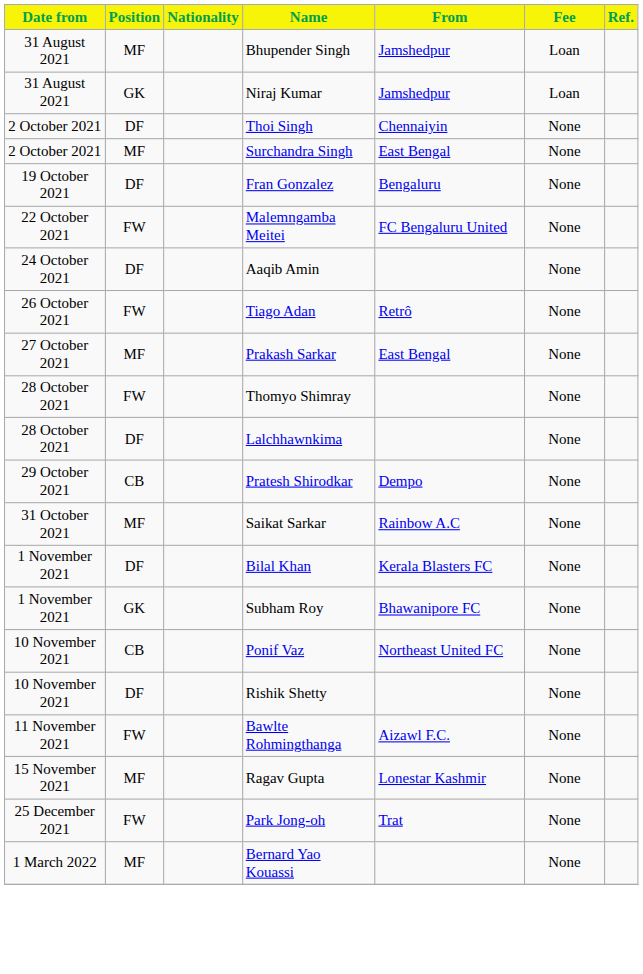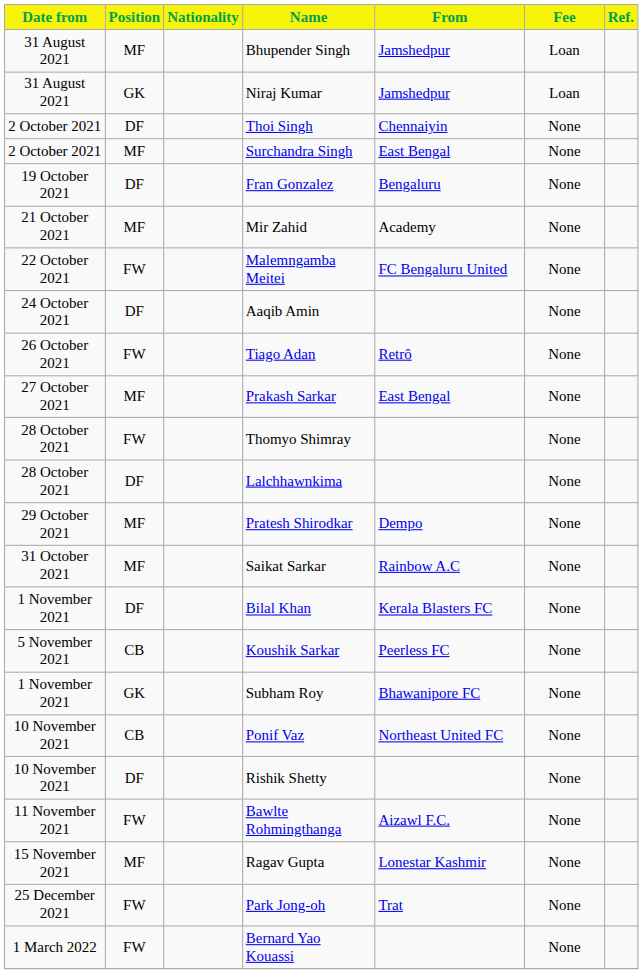+ row: (276, 227)
(134, 481) CB -> (134, 523) MF
+ row: (293, 651)
(134, 863) MF -> (134, 947) FW
